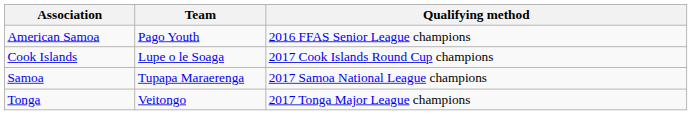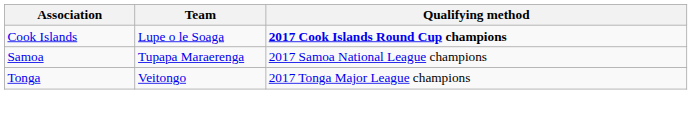- row: (53, 36)
(381, 57) normal -> (388, 36) bold
